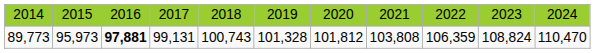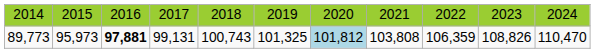(282, 37) 101,328 -> (282, 37) 101,325
(338, 37) no background -> (338, 37) lightblue background
(507, 37) 108,824 -> (507, 37) 108,826
